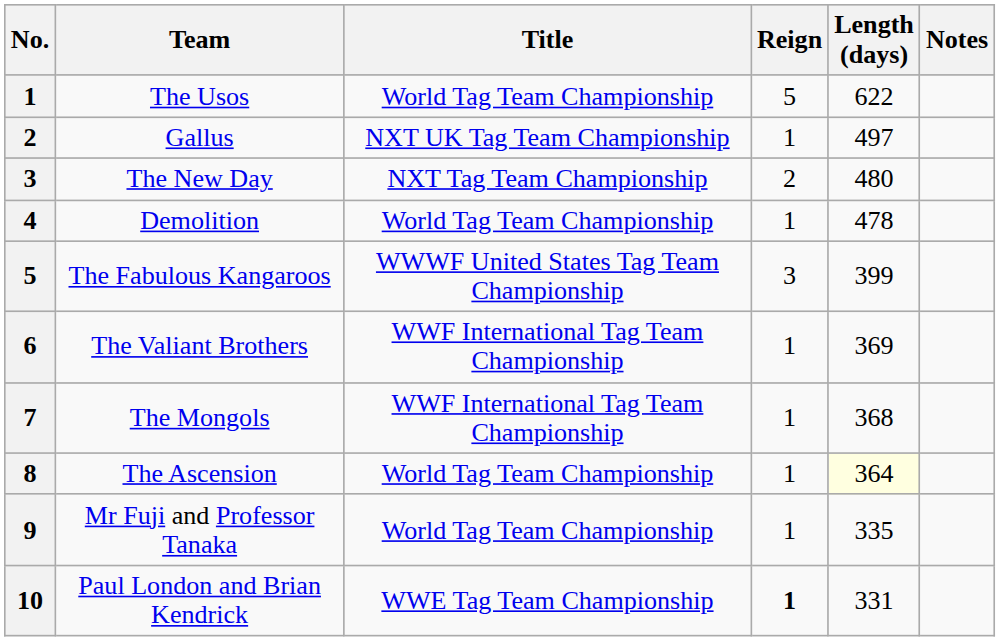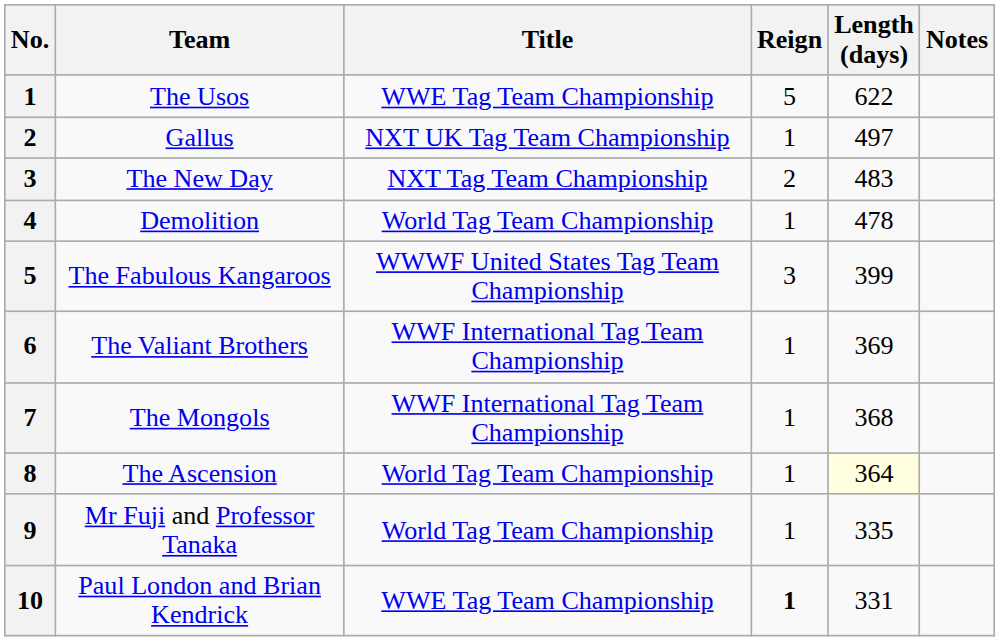(547, 95) World Tag Team Championship -> (547, 95) WWE Tag Team Championship
(874, 178) 480 -> (874, 178) 483
